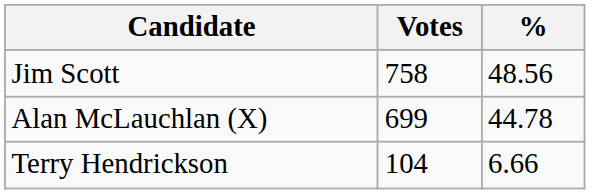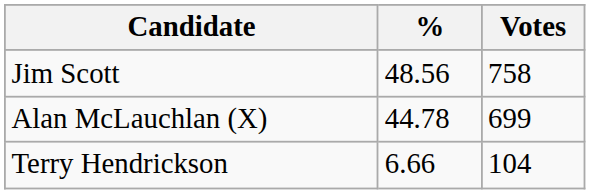columns swapped: (430, 27) <-> (533, 27)
